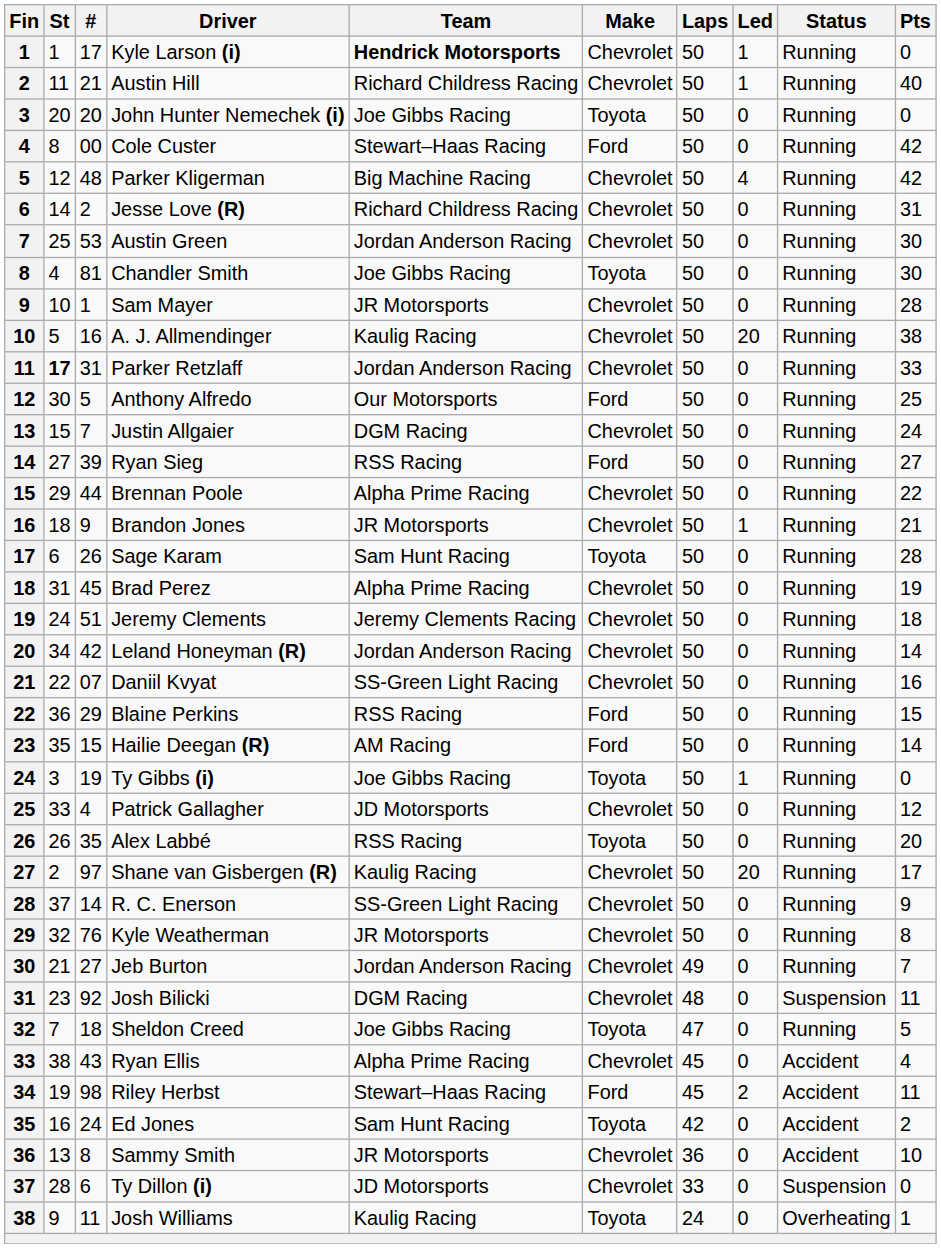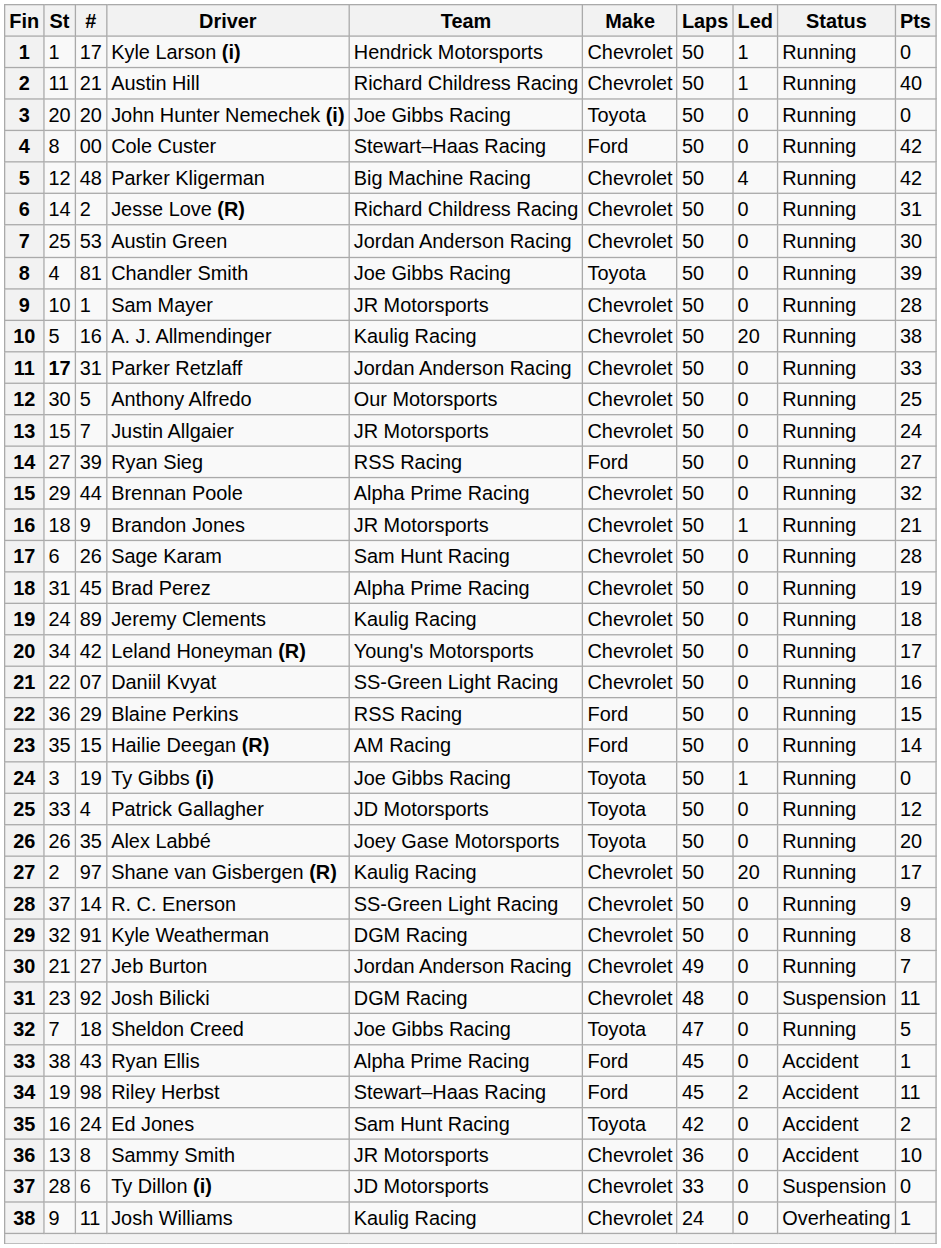(457, 52) bold -> (448, 52) normal
(911, 273) 30 -> (911, 273) 39
(608, 399) Ford -> (630, 399) Chevrolet
(411, 430) DGM Racing -> (421, 430) JR Motorsports
(911, 493) 22 -> (911, 493) 32
(617, 556) Toyota -> (630, 556) Chevrolet
(91, 620) 51 -> (91, 620) 89
(465, 620) Jeremy Clements Racing -> (415, 620) Kaulig Racing
(463, 651) Jordan Anderson Racing -> (444, 651) Young's Motorsports
(911, 651) 14 -> (911, 651) 17
(630, 809) Chevrolet -> (617, 809) Toyota
(408, 840) RSS Racing -> (457, 840) Joey Gase Motorsports
(91, 935) 76 -> (91, 935) 91
(421, 935) JR Motorsports -> (411, 935) DGM Racing
(630, 1061) Chevrolet -> (608, 1061) Ford
(905, 1061) 4 -> (905, 1061) 1
(617, 1218) Toyota -> (630, 1218) Chevrolet
